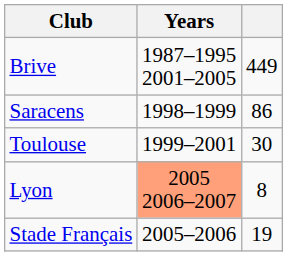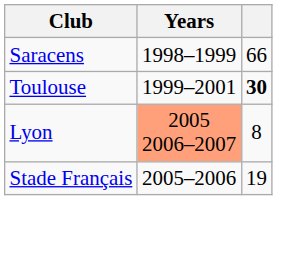- row: (33, 66)
(262, 111) 86 -> (256, 54) 66
(262, 144) normal -> (256, 87) bold
